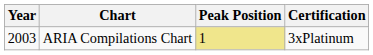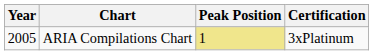(22, 38) 2003 -> (22, 38) 2005
